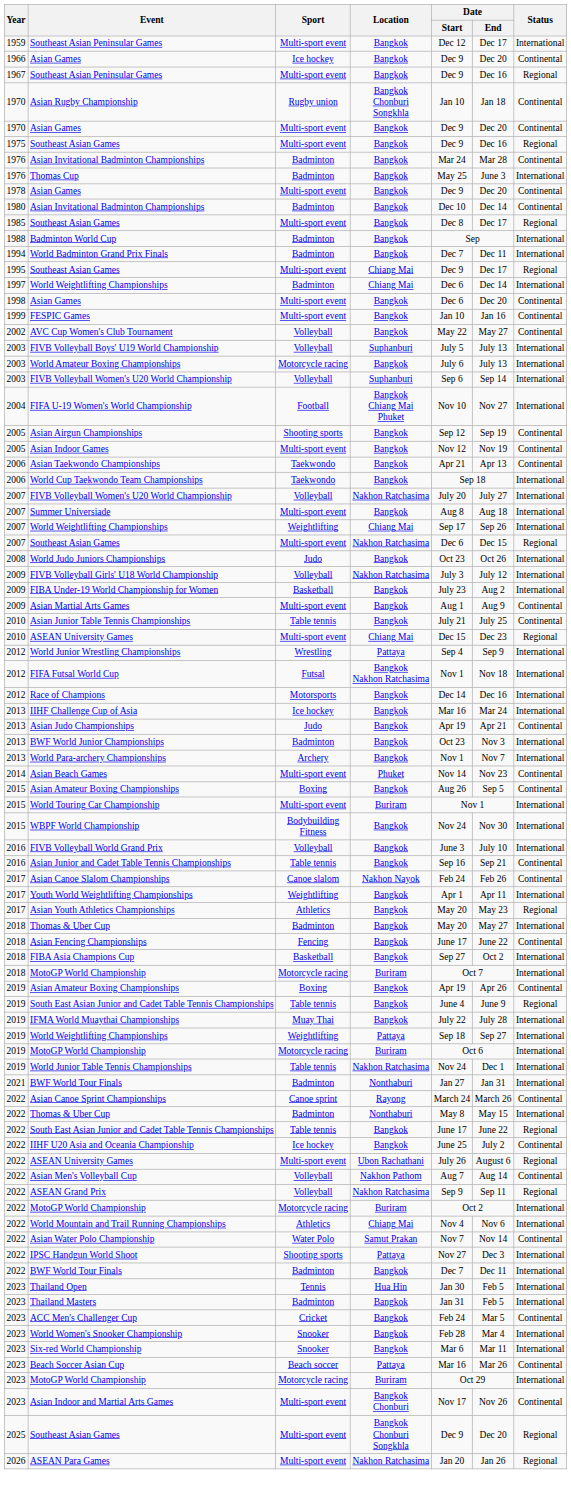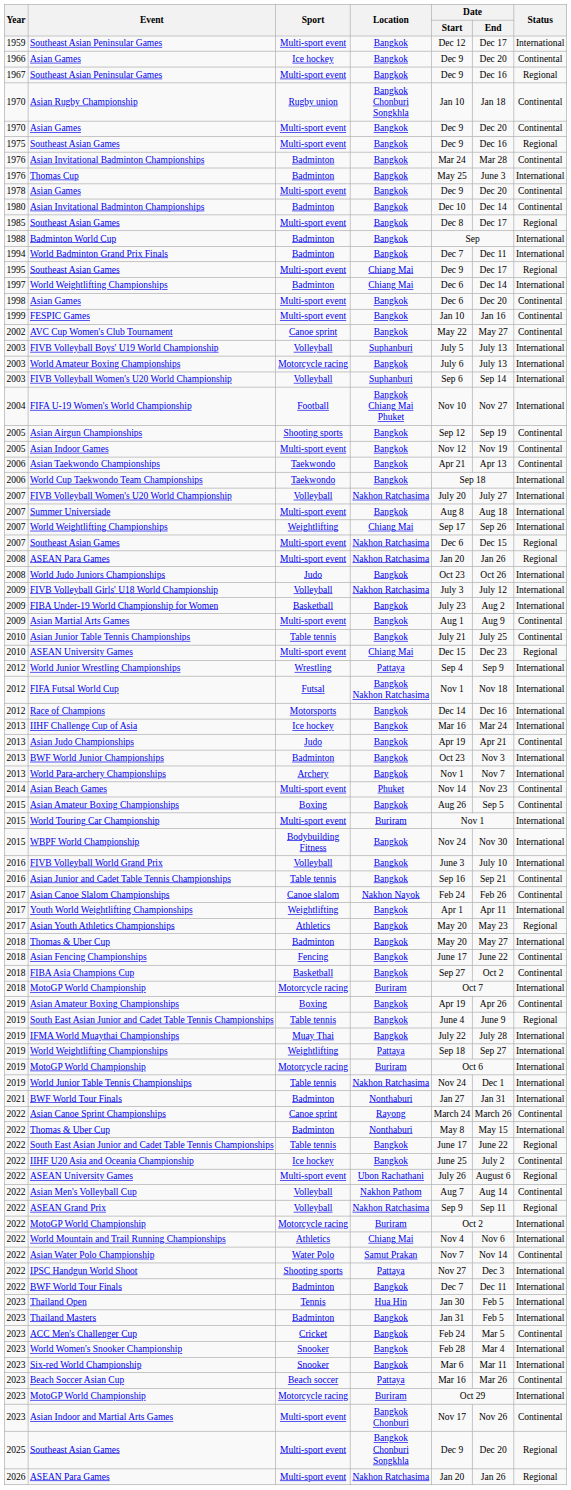(313, 332) Volleyball -> (313, 332) Canoe sprint
+ row: (16, 558)
(540, 957) International -> (540, 973) Continental
